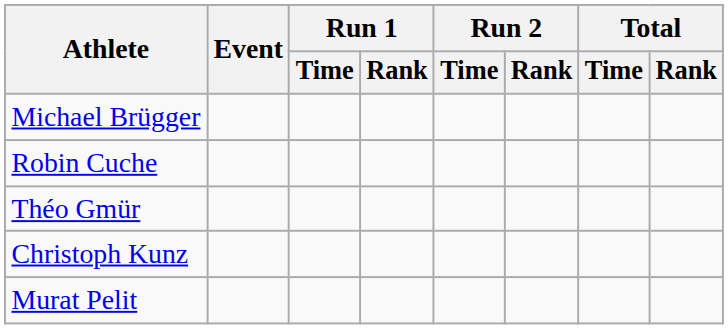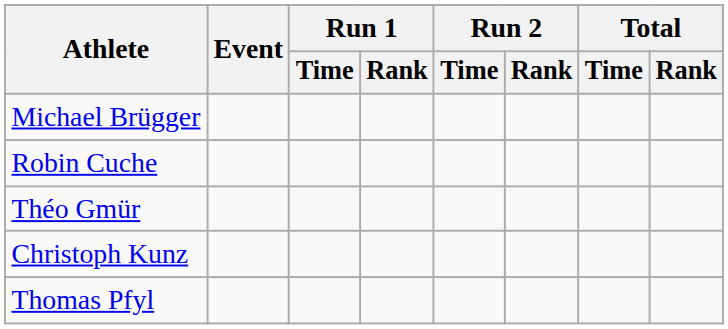- row: (74, 300)
+ row: (83, 300)
